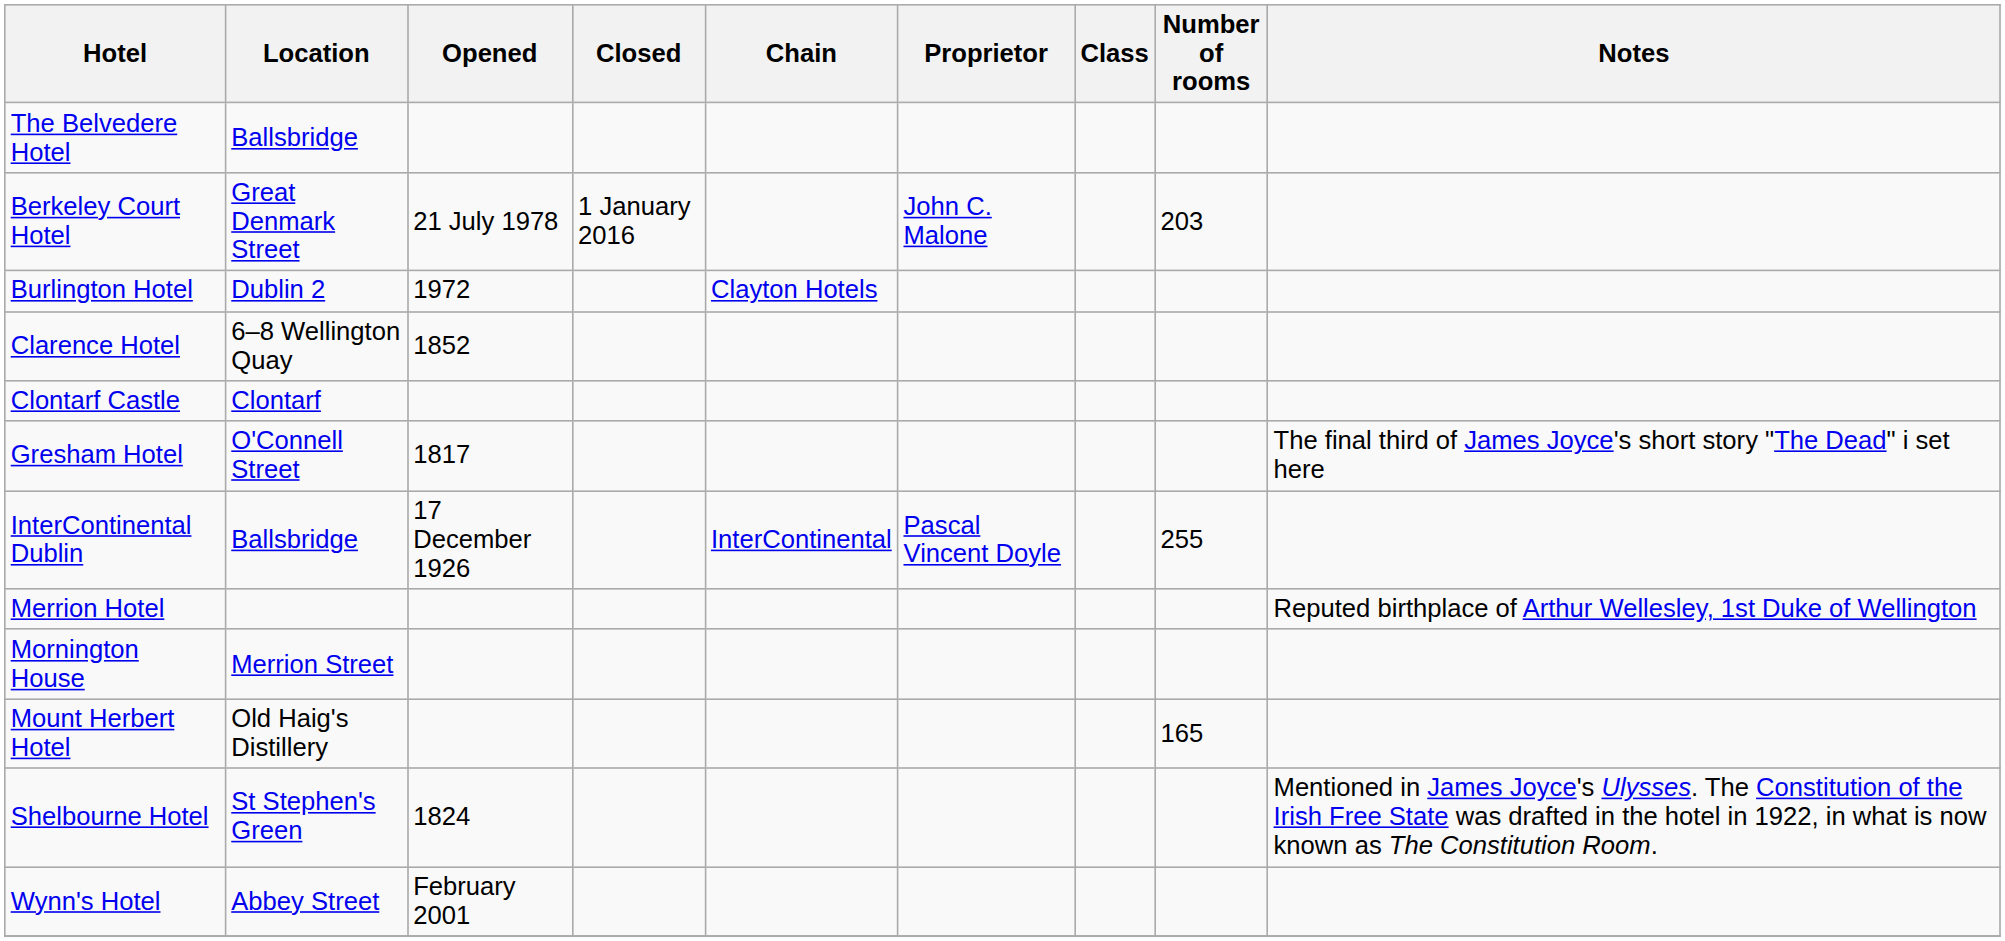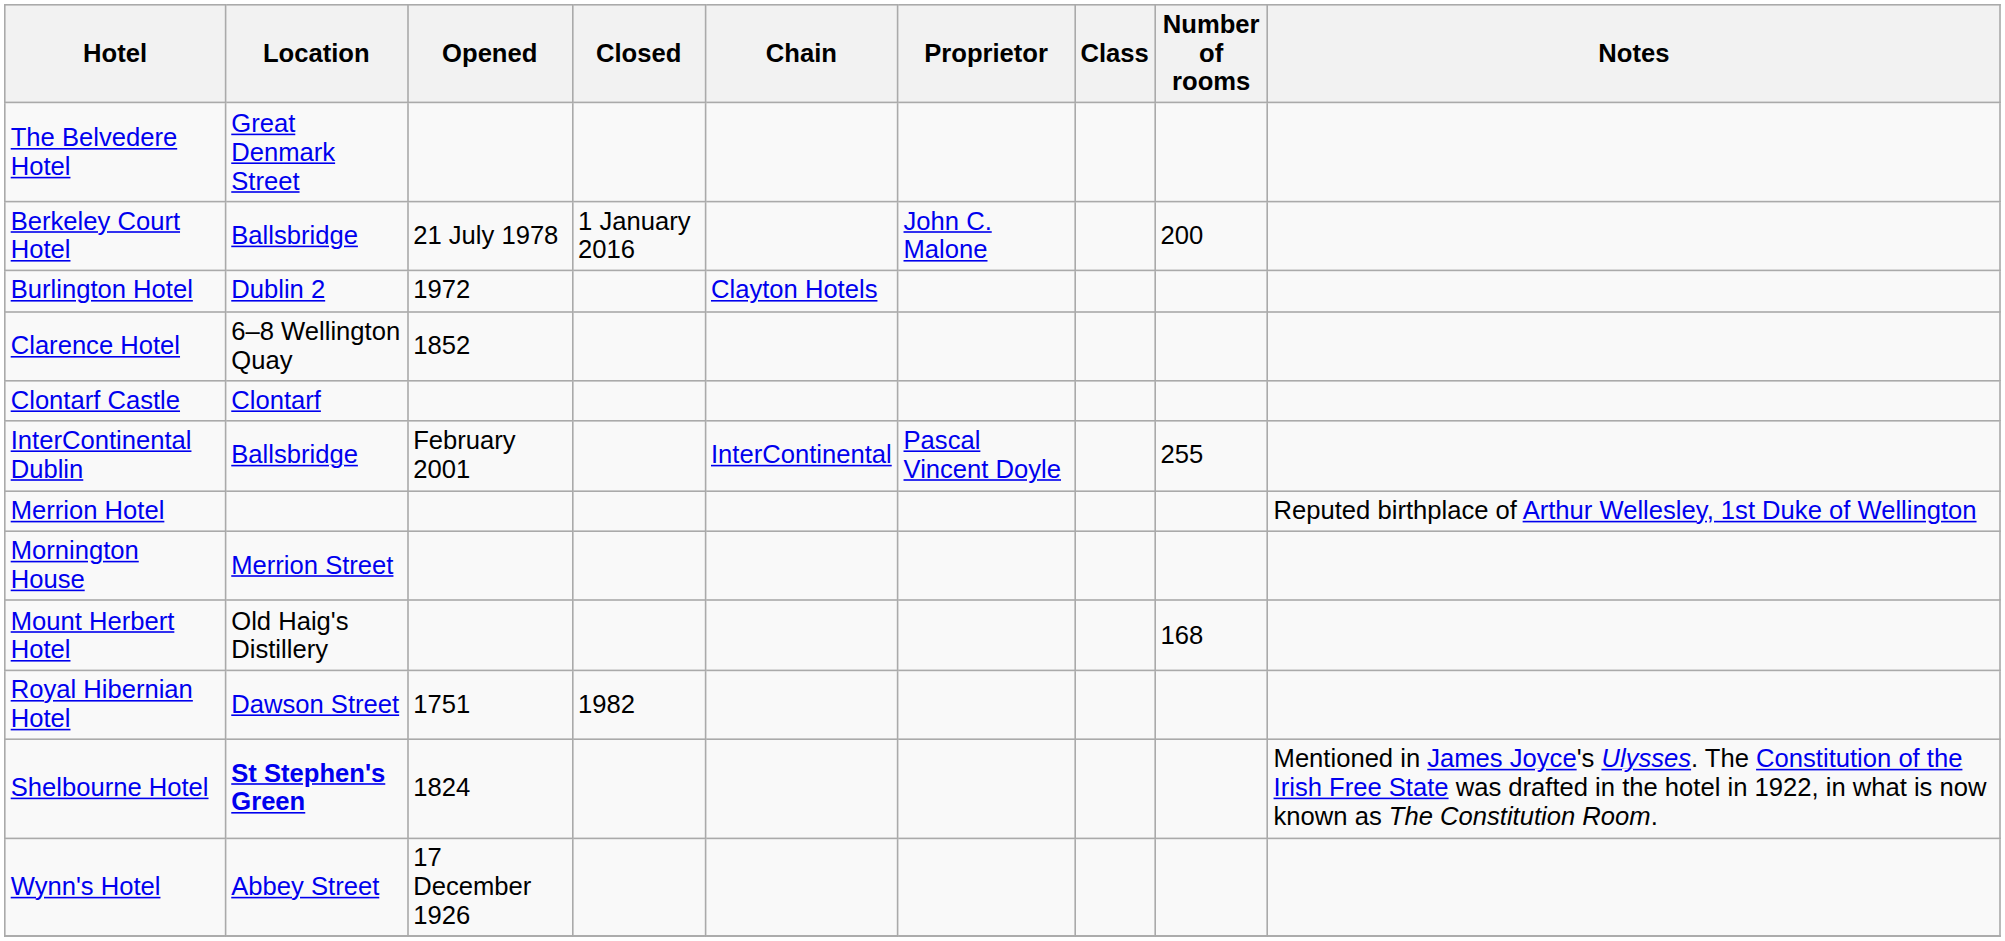(295, 137) Ballsbridge -> (283, 151) Great Denmark Street
(283, 221) Great Denmark Street -> (295, 235) Ballsbridge
(1182, 221) 203 -> (1182, 235) 200
- row: (97, 455)
(472, 539) 17 December 1926 -> (464, 455) February 2001
(1182, 733) 165 -> (1182, 635) 168
+ row: (102, 704)
(303, 816) normal -> (308, 788) bold
(464, 900) February 2001 -> (472, 886) 17 December 1926
